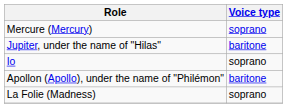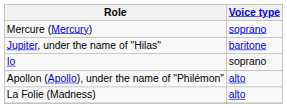(248, 78) baritone -> (237, 78) alto
(248, 95) soprano -> (237, 95) alto
